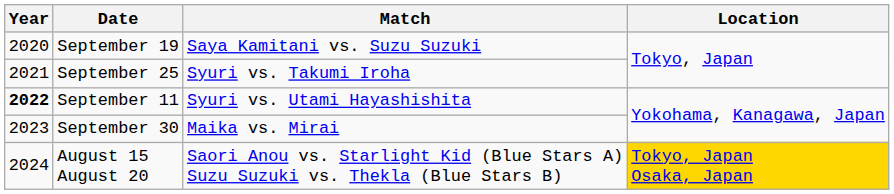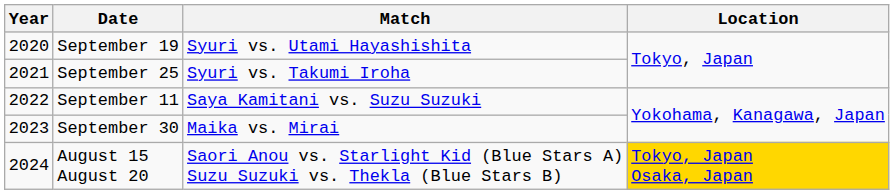(334, 46) Saya Kamitani vs. Suzu Suzuki -> (329, 46) Syuri vs. Utami Hayashishita
(29, 101) bold -> (29, 101) normal
(329, 101) Syuri vs. Utami Hayashishita -> (334, 101) Saya Kamitani vs. Suzu Suzuki
